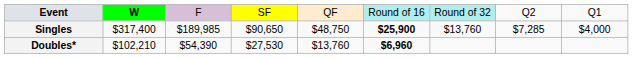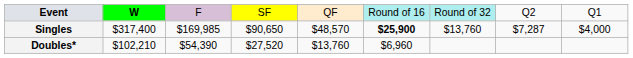(198, 29) $189,985 -> (198, 29) $169,985
(330, 29) $48,750 -> (330, 29) $48,570
(529, 29) $7,285 -> (529, 29) $7,287
(264, 46) $27,530 -> (264, 46) $27,520
(396, 46) bold -> (396, 46) normal
